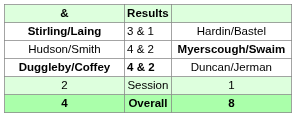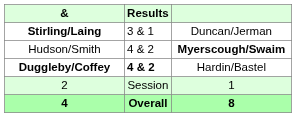(231, 31) Hardin/Bastel -> (231, 31) Duncan/Jerman
(231, 67) Duncan/Jerman -> (231, 67) Hardin/Bastel
